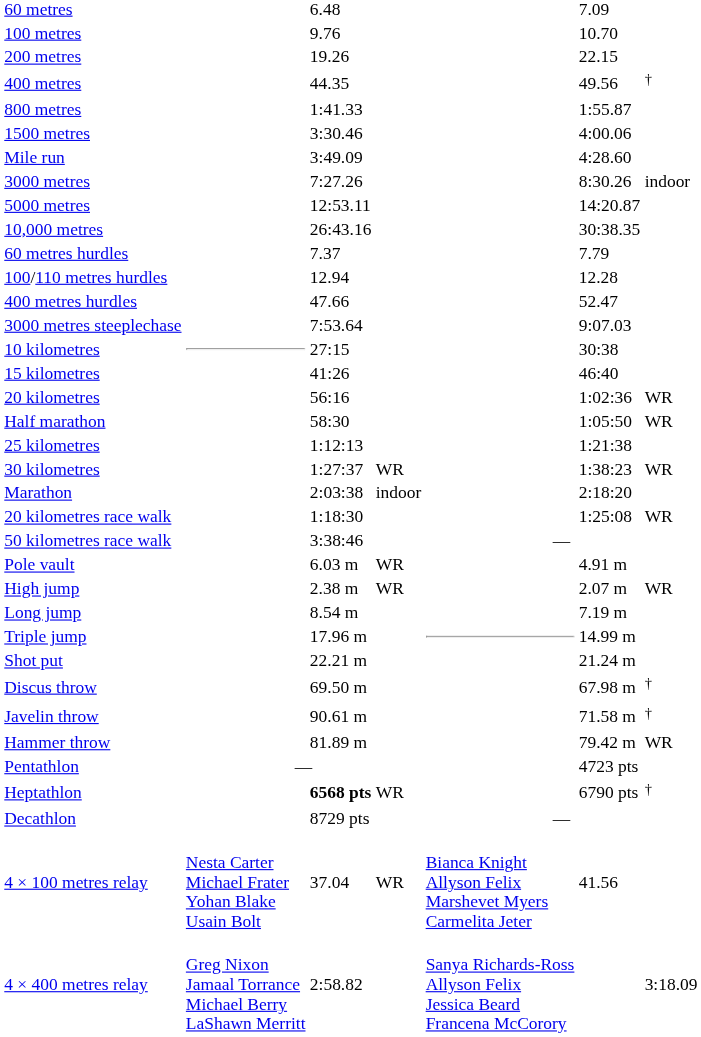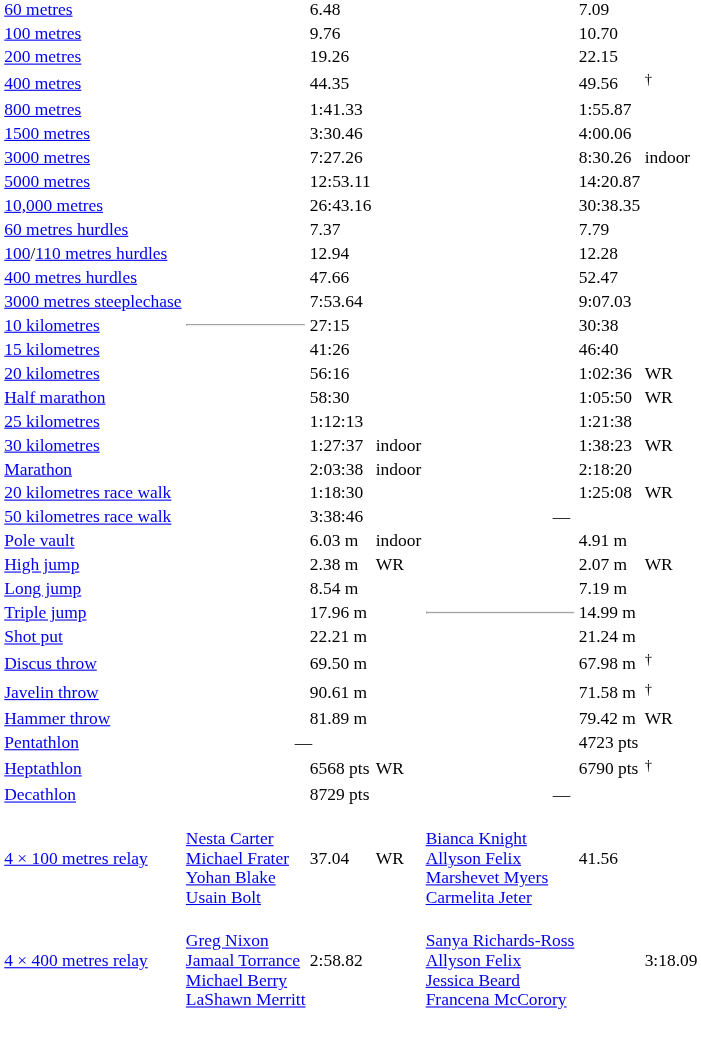- row: (35, 157)
(390, 469) WR -> (399, 445) indoor
(390, 565) WR -> (399, 541) indoor
(341, 792) bold -> (340, 768) normal
